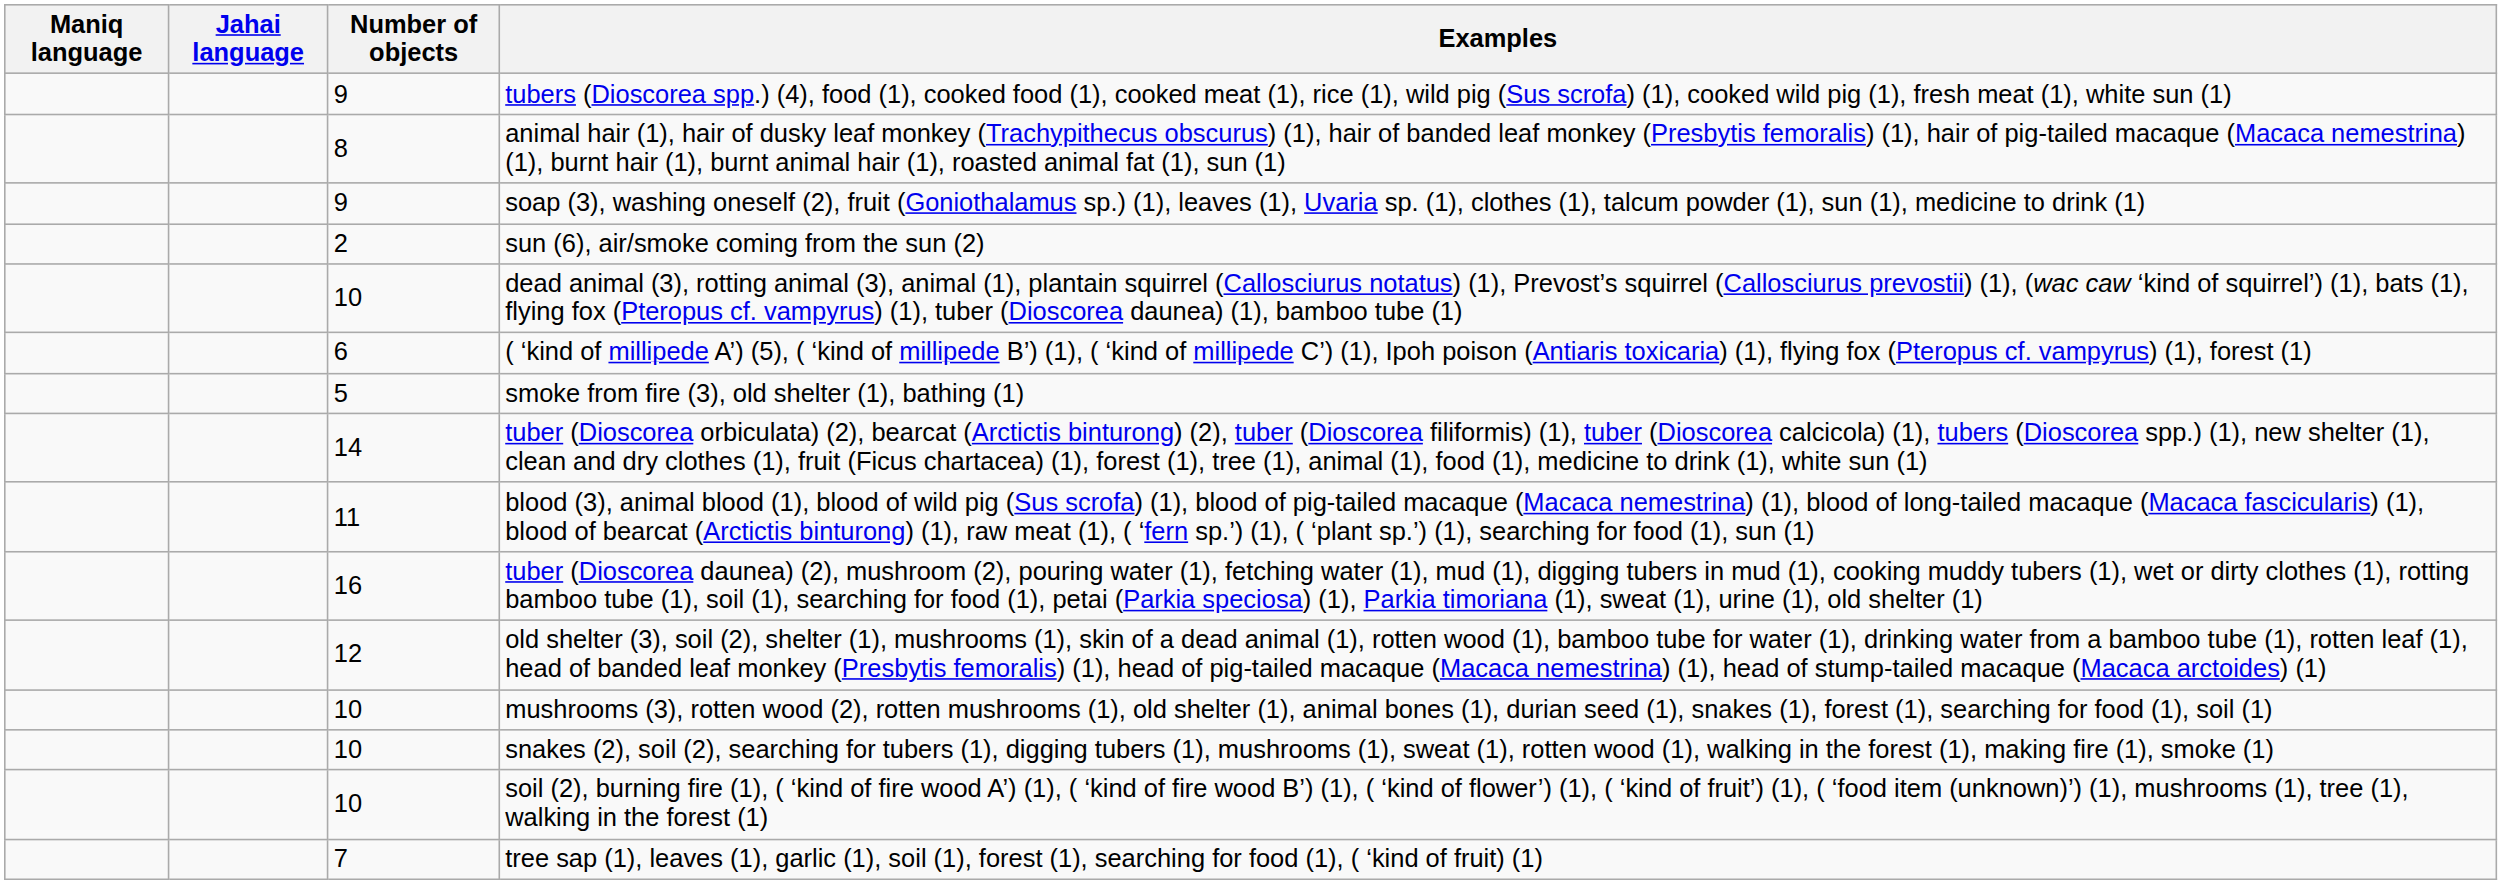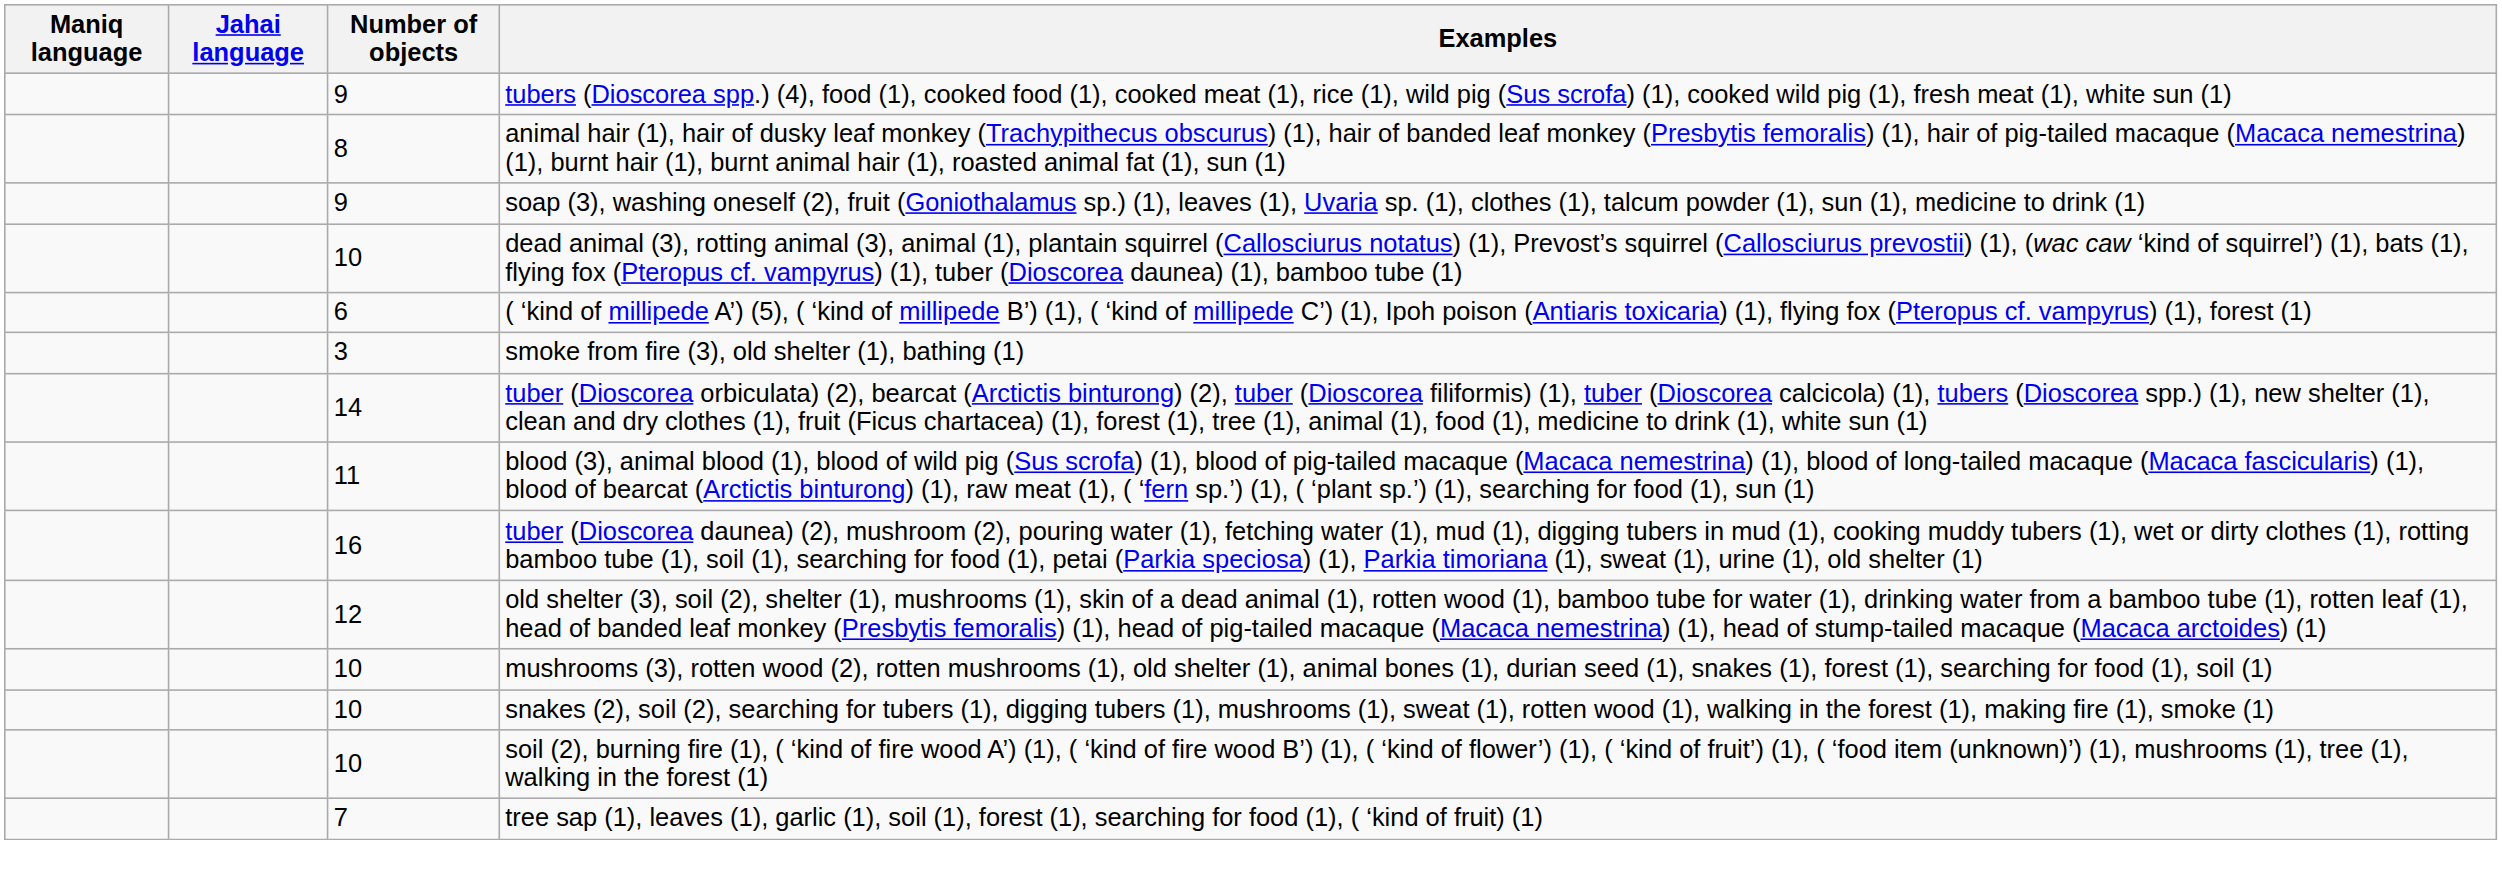- row: (745, 243)
(341, 392) 5 -> (341, 352) 3
